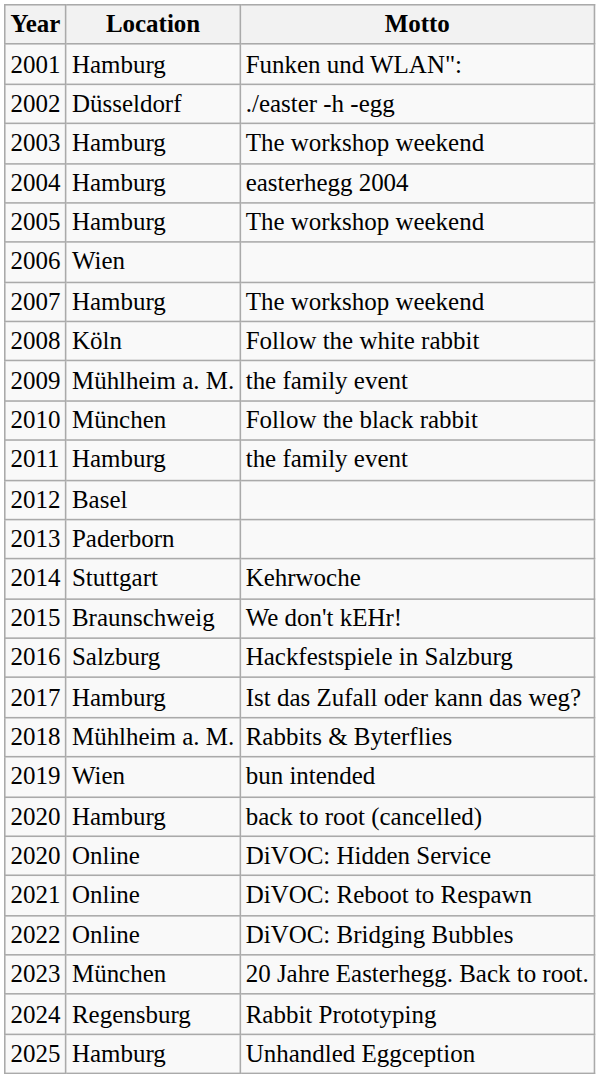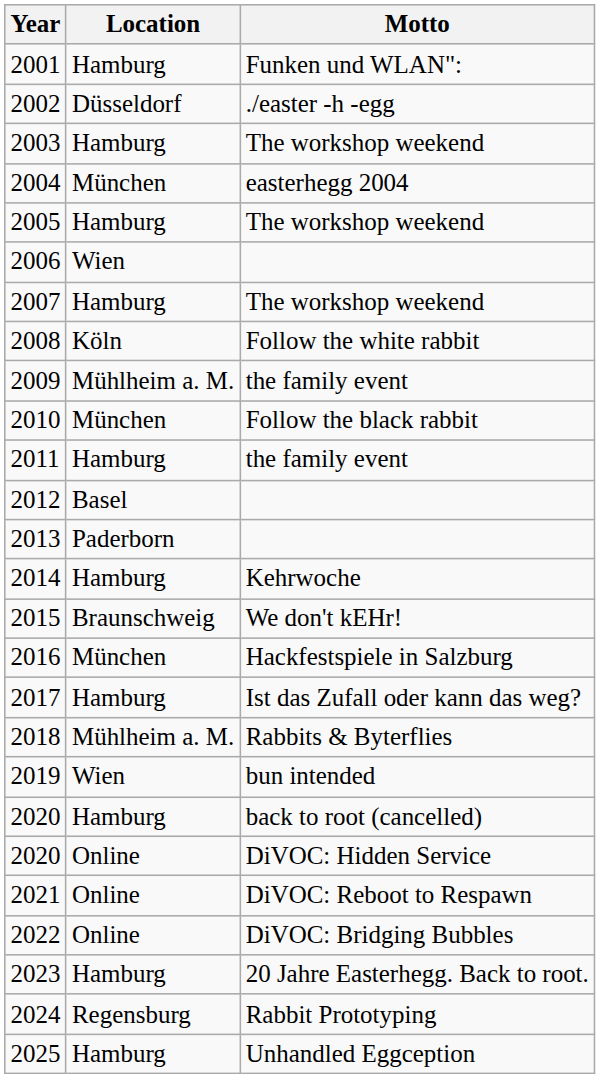(119, 182) Hamburg -> (119, 182) München
(115, 578) Stuttgart -> (119, 578) Hamburg
(116, 657) Salzburg -> (119, 657) München
(119, 974) München -> (119, 974) Hamburg
